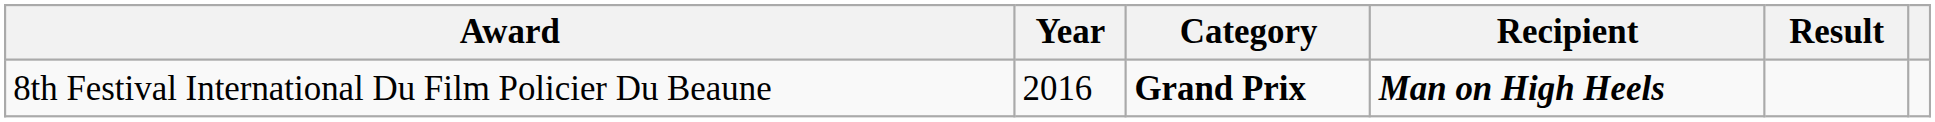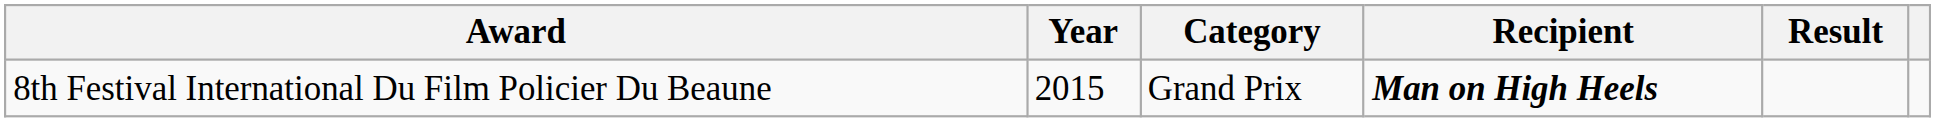(1057, 87) 2016 -> (1070, 87) 2015
(1220, 87) bold -> (1225, 87) normal
